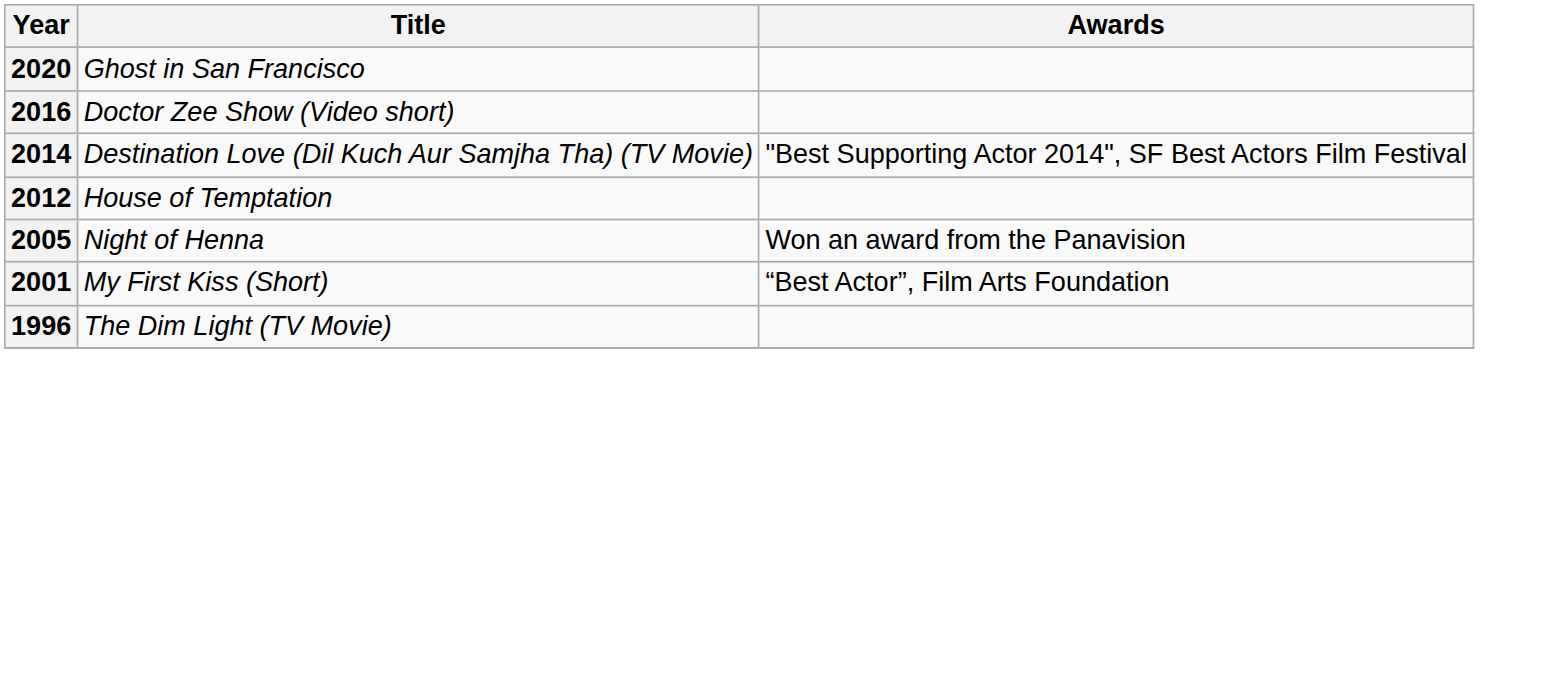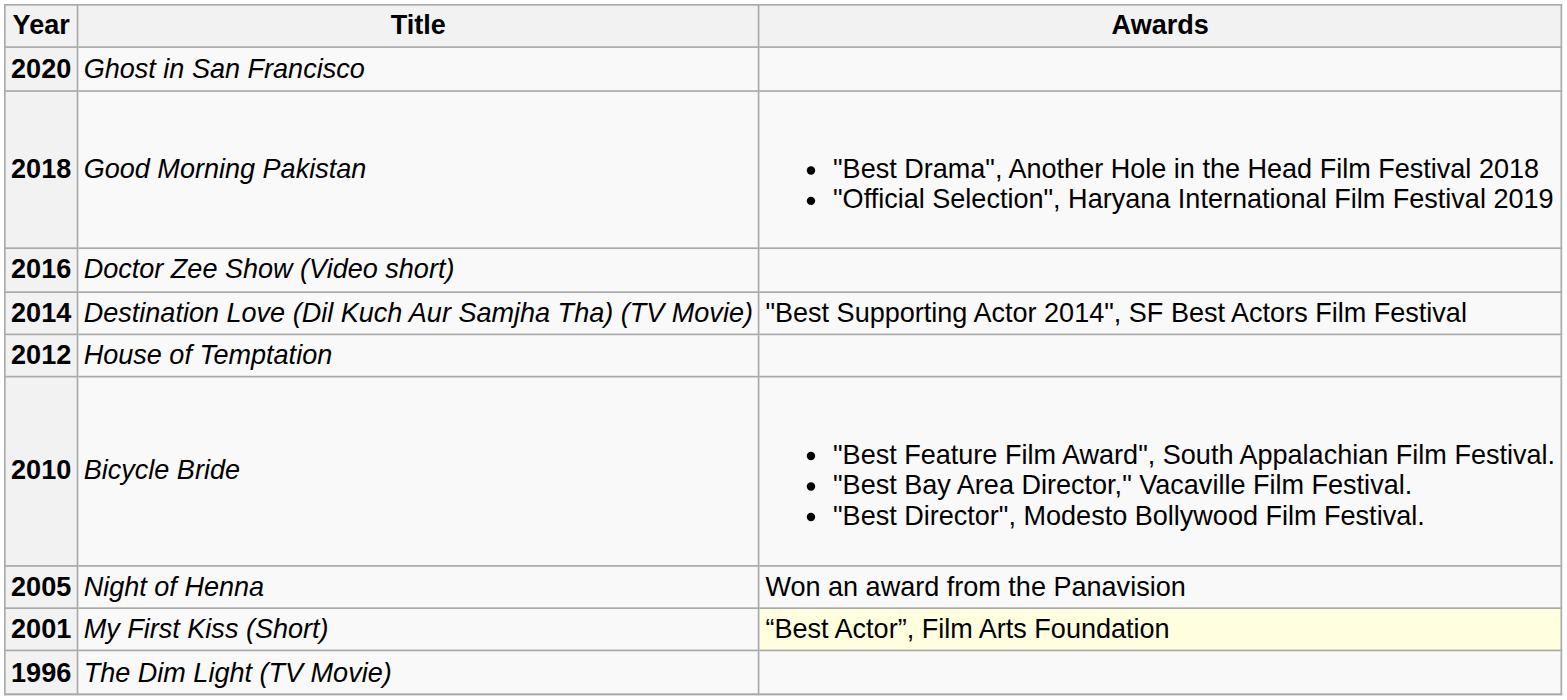+ row: (41, 169)
+ row: (41, 470)
(968, 283) no background -> (968, 629) lightyellow background
